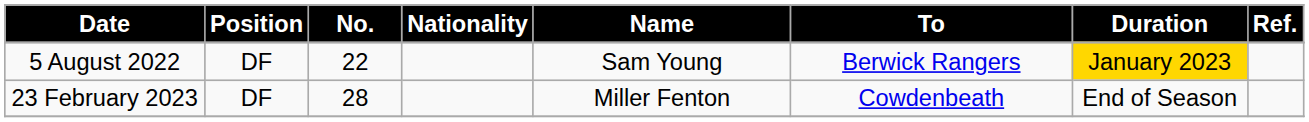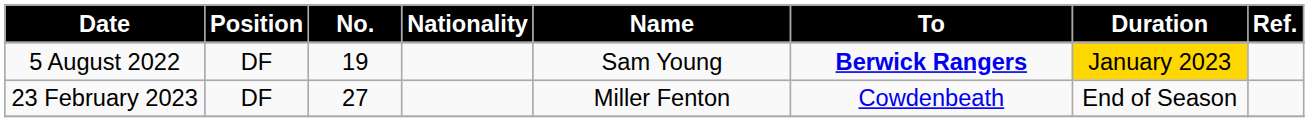(355, 61) 22 -> (355, 61) 19
(931, 61) normal -> (931, 61) bold
(355, 98) 28 -> (355, 98) 27
